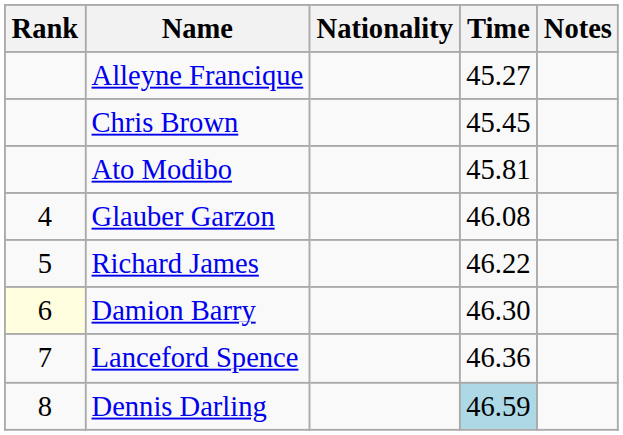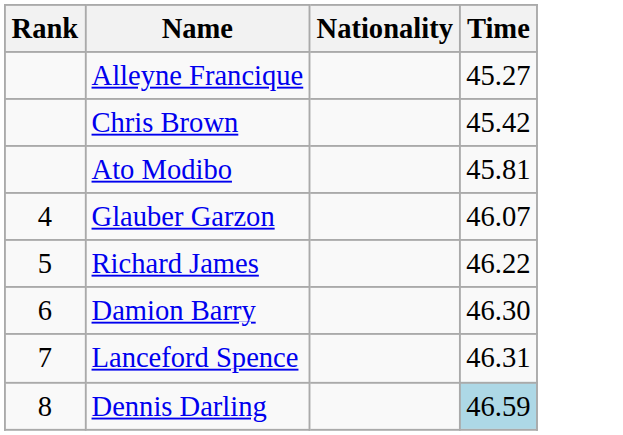- column: (578, 28)
(498, 122) 45.45 -> (498, 122) 45.42
(498, 216) 46.08 -> (498, 216) 46.07
(45, 310) lightyellow background -> (45, 310) no background
(498, 358) 46.36 -> (498, 358) 46.31
